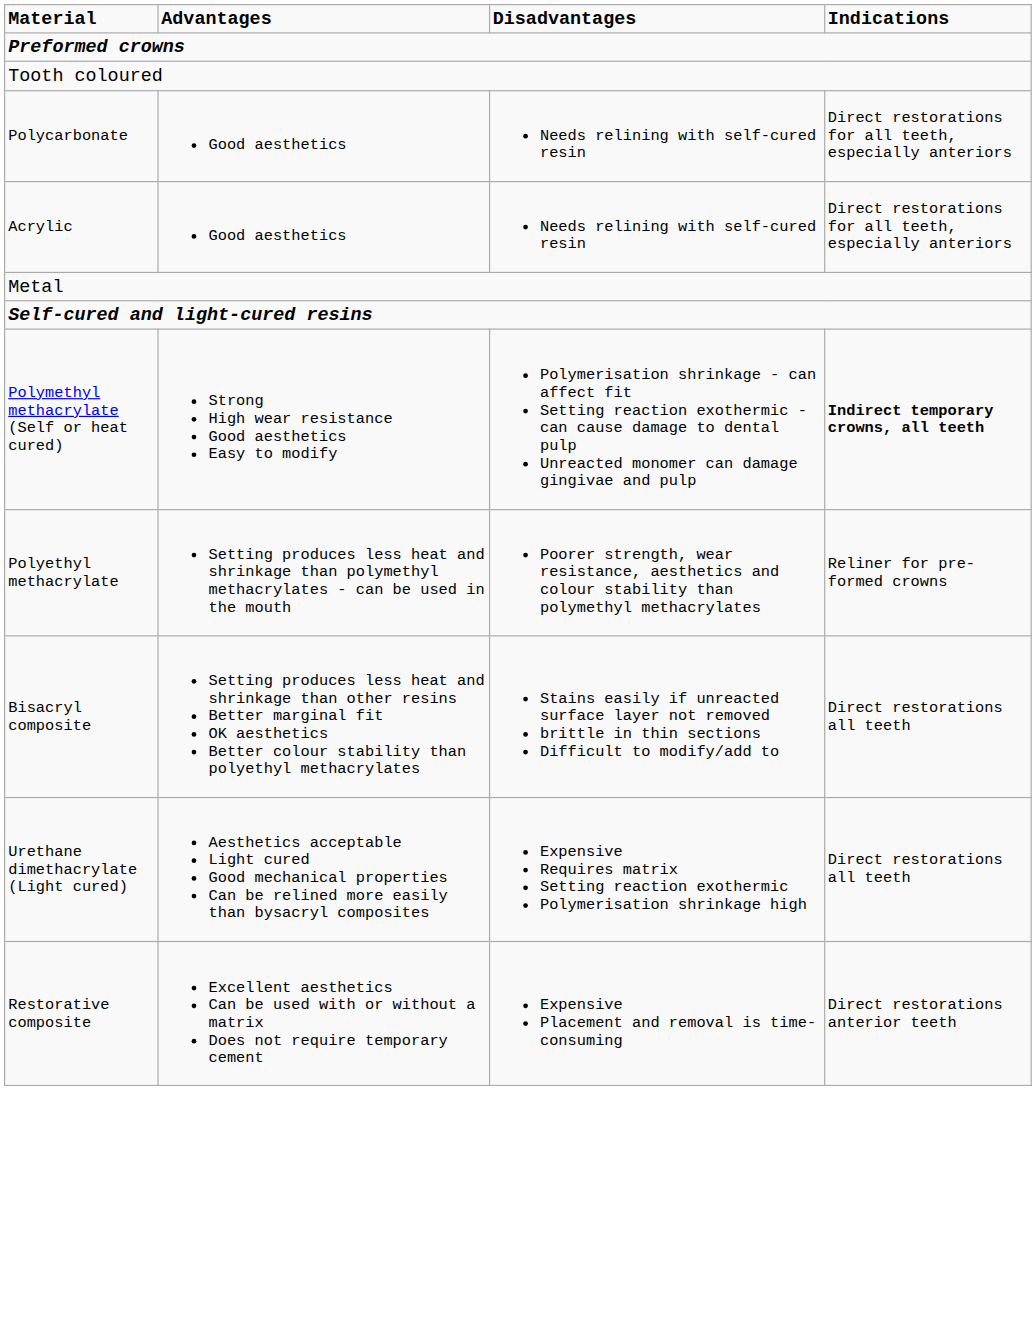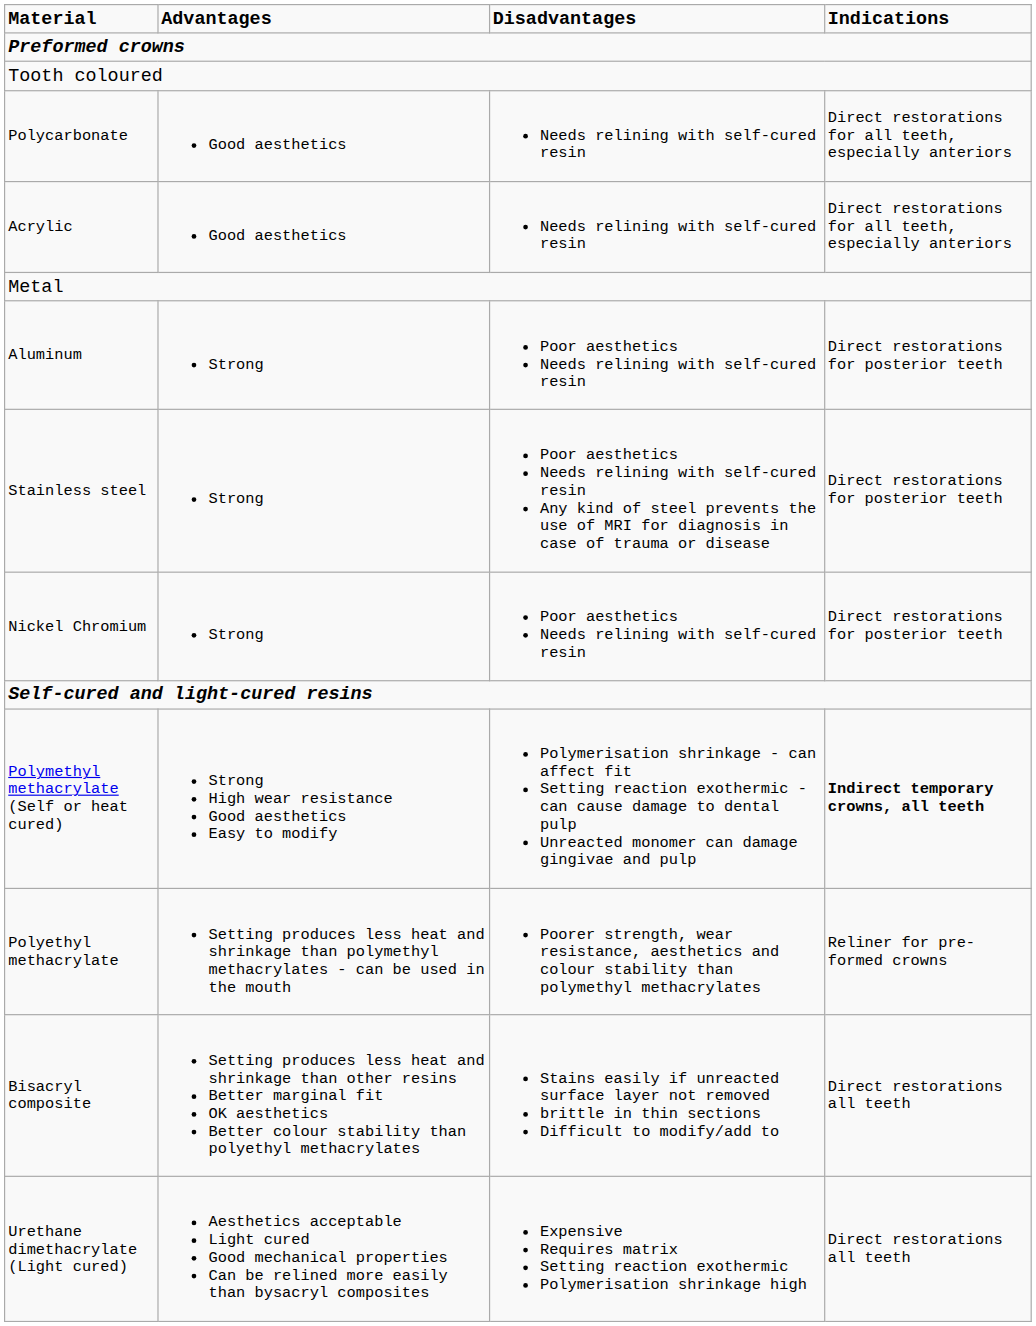+ row: (45, 355)
+ row: (77, 491)
+ row: (77, 626)
- row: (59, 1014)
